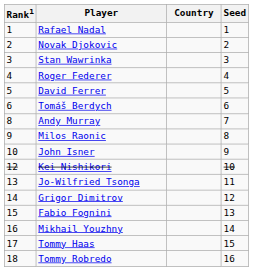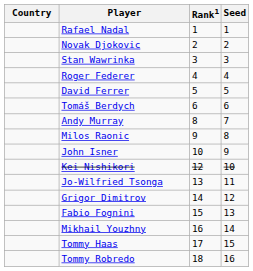columns swapped: (194, 13) <-> (20, 13)
